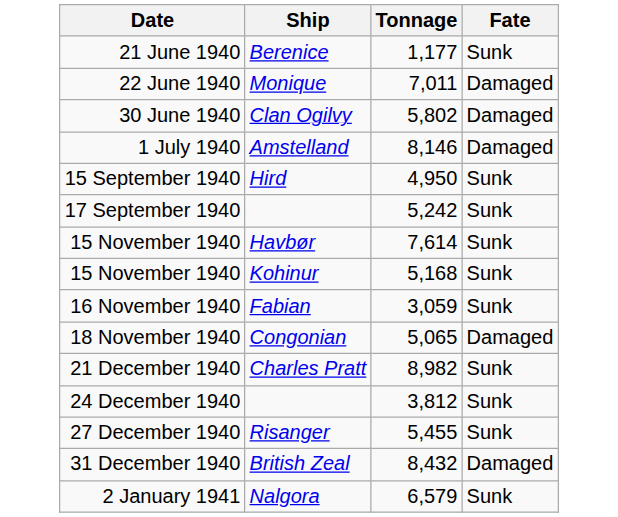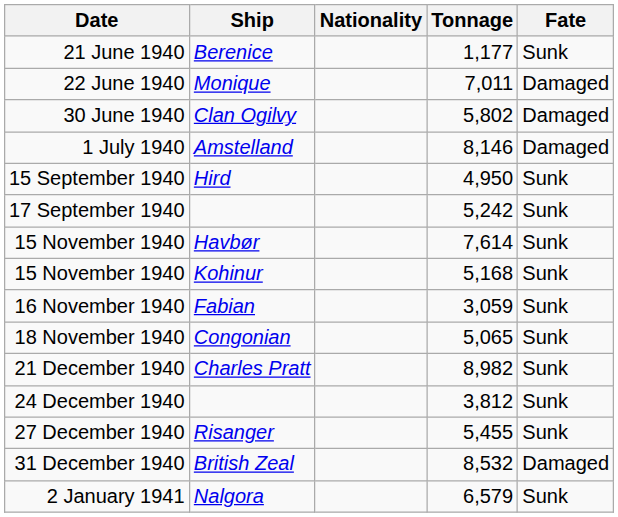+ column: (371, 20)
(510, 337) Damaged -> (545, 337) Sunk
(432, 464) 8,432 -> (488, 464) 8,532
